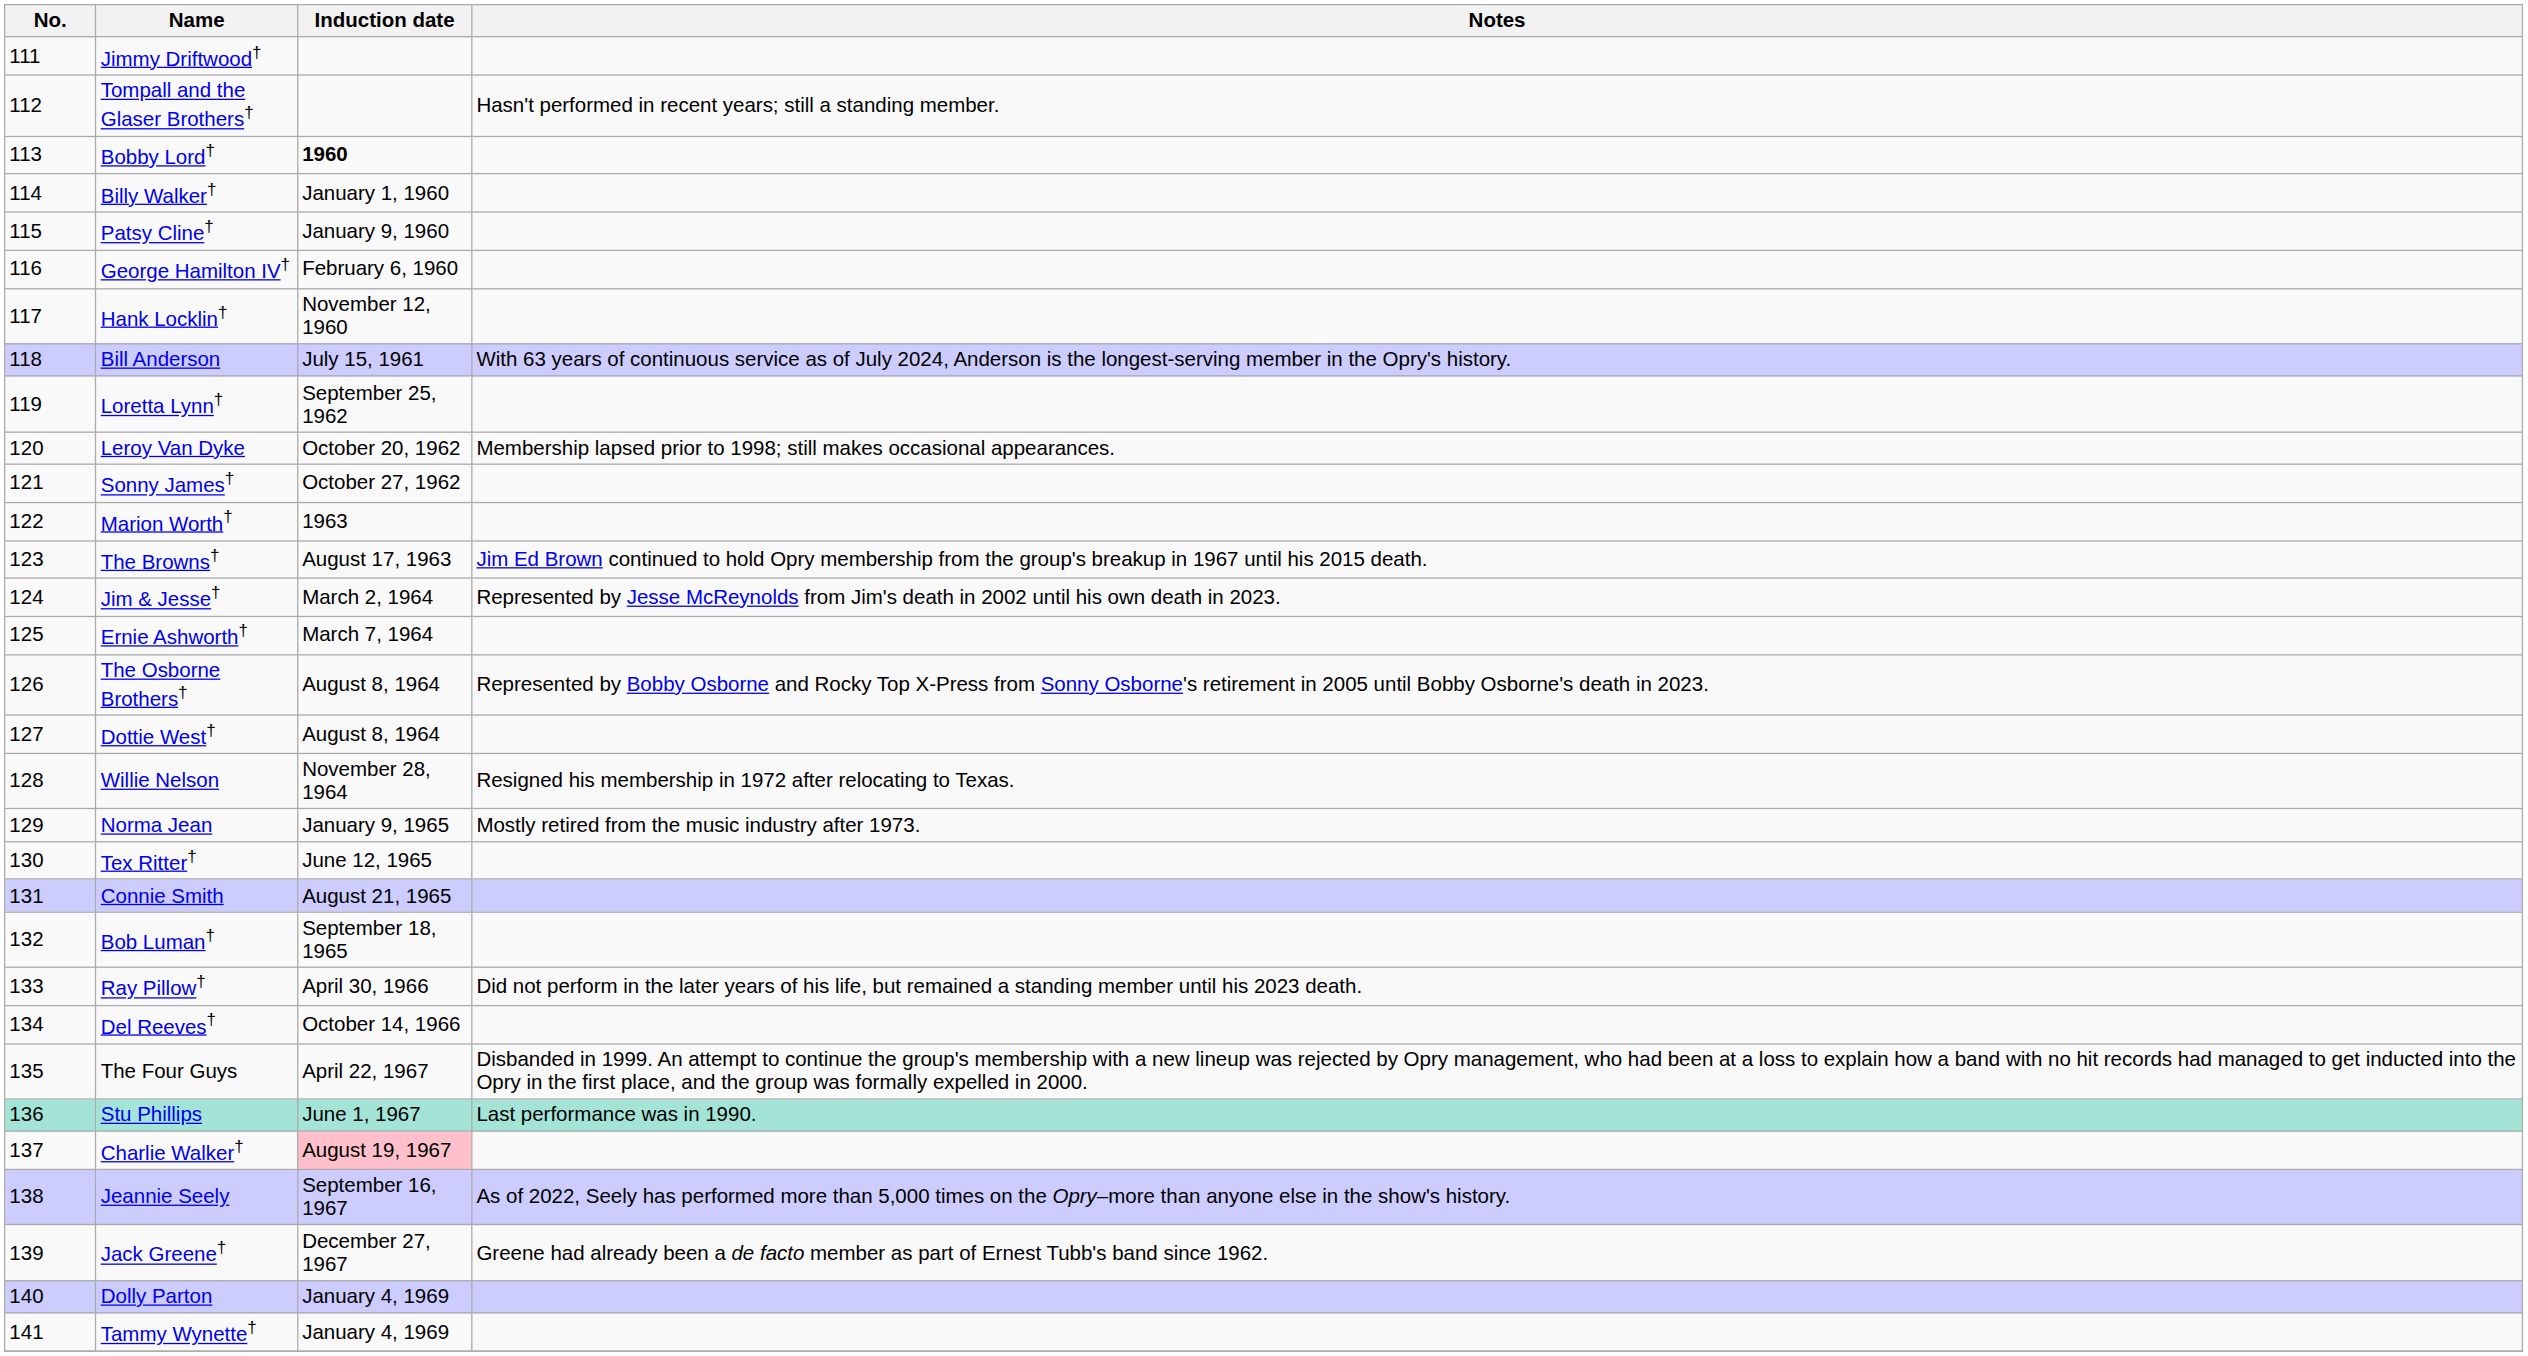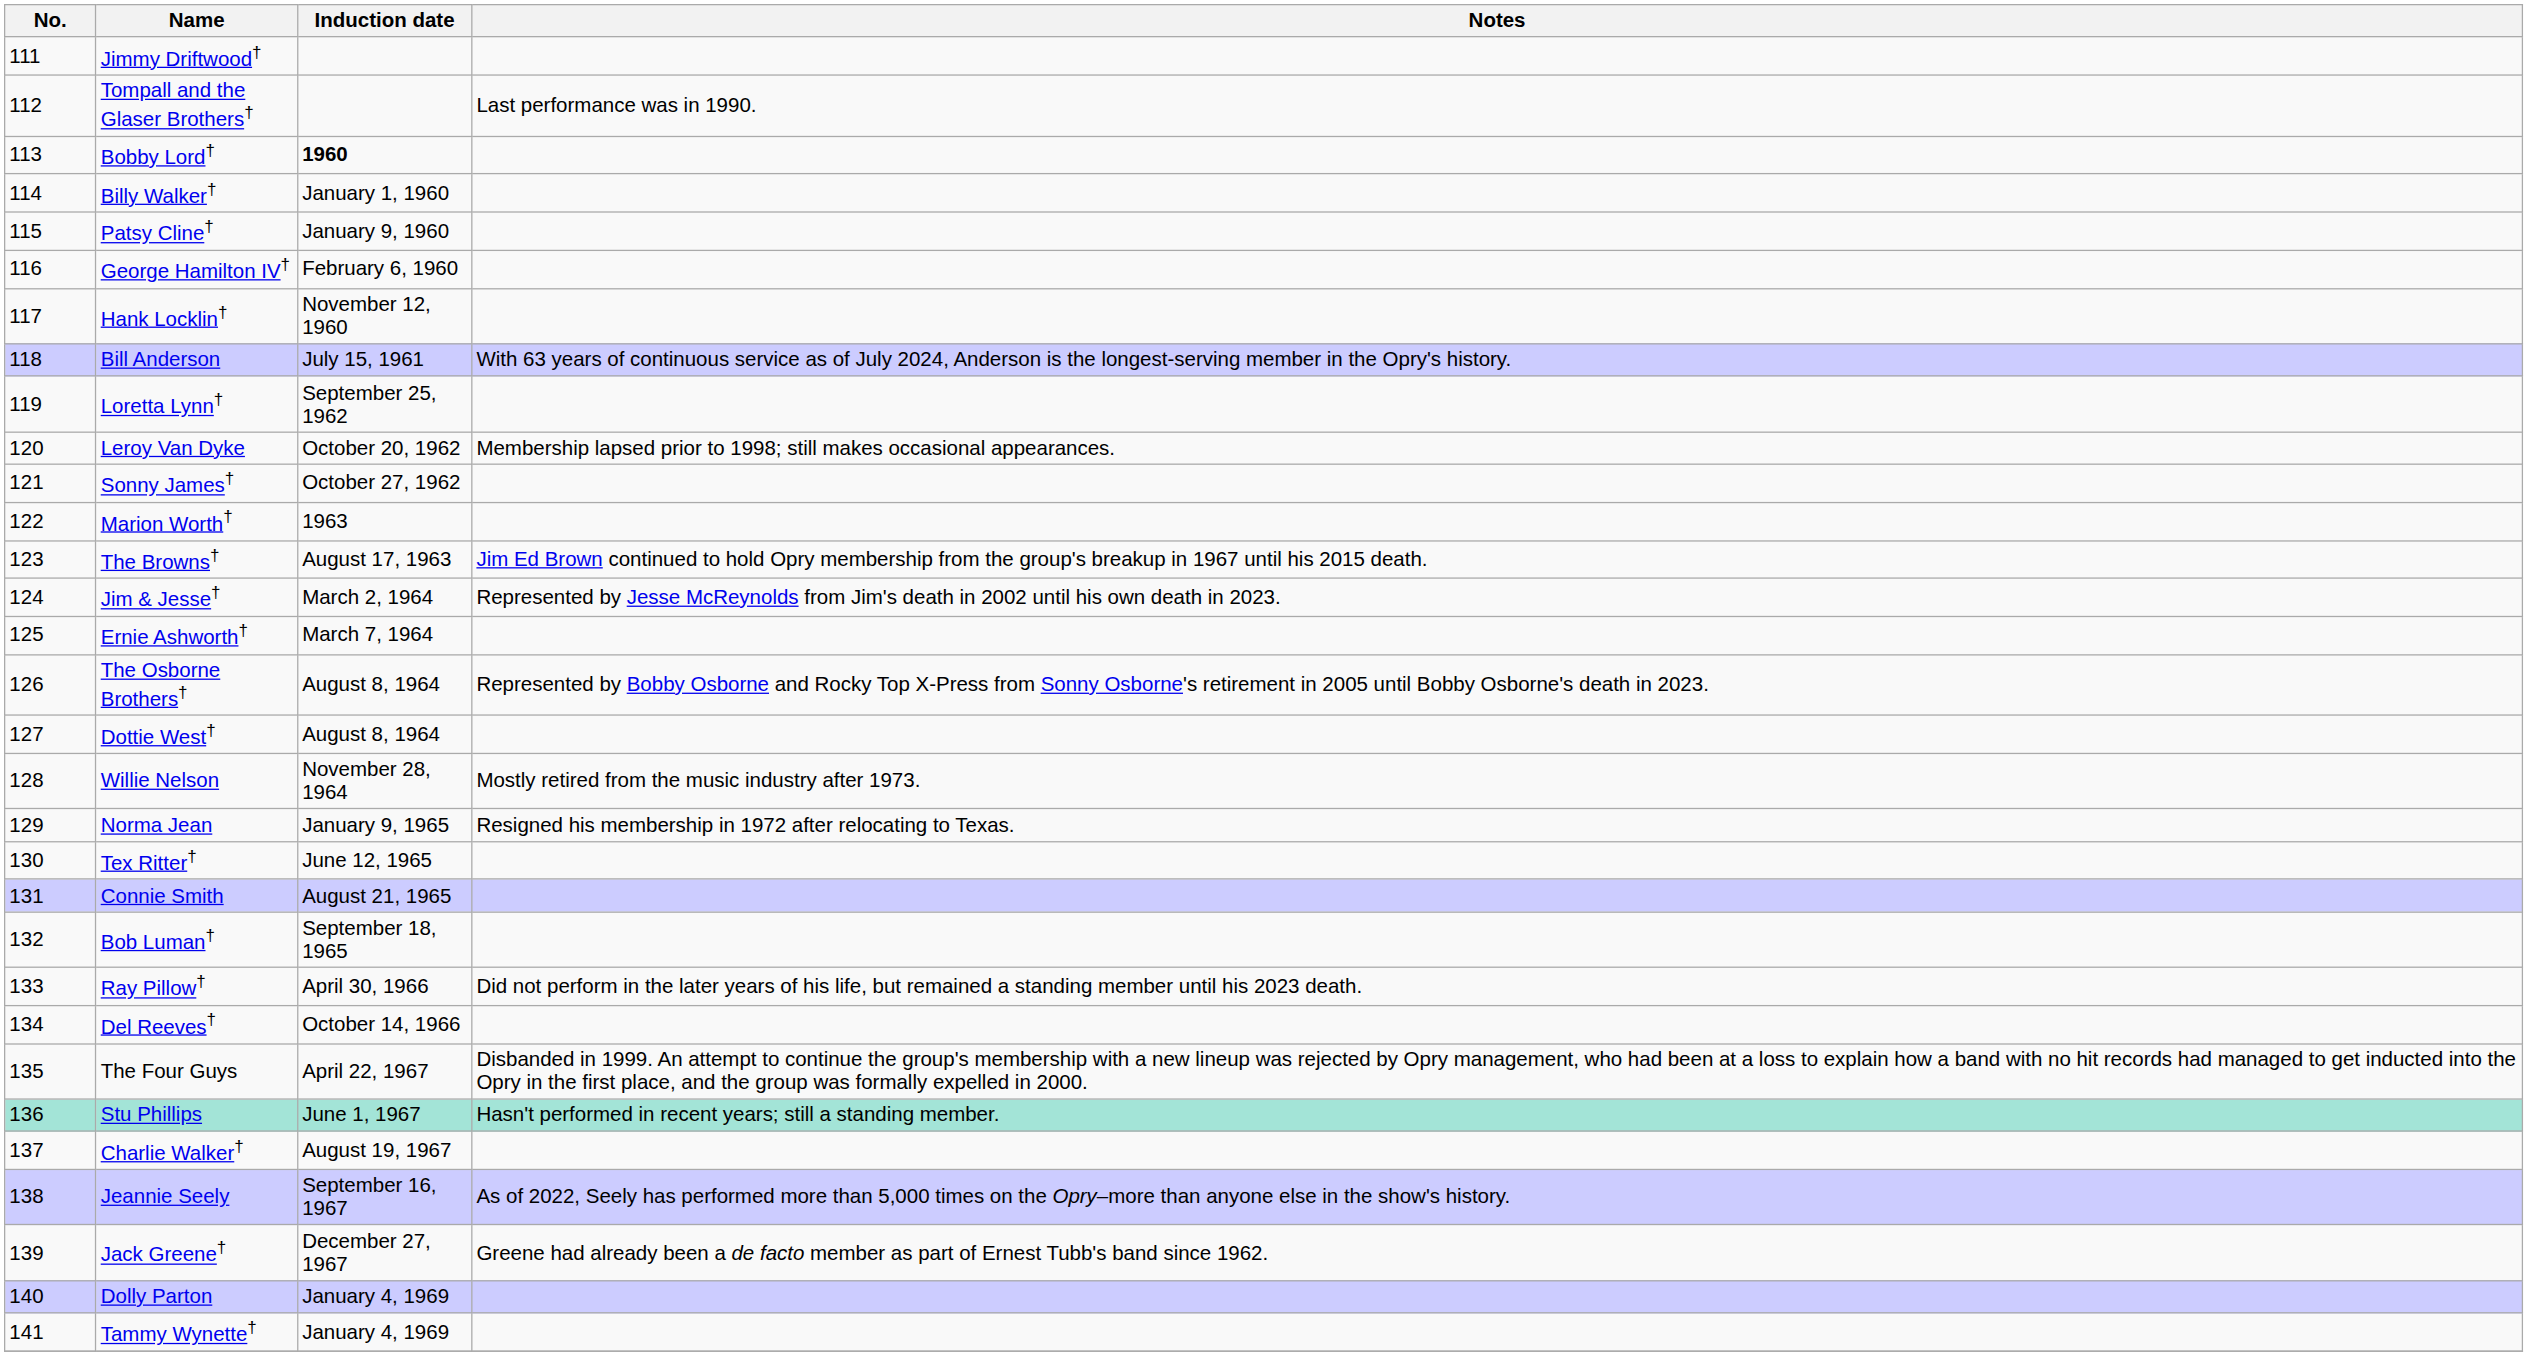(738, 105) Hasn't performed in recent years; still a standing member. -> (616, 105) Last performance was in 1990.
(745, 781) Resigned his membership in 1972 after relocating to Texas. -> (698, 781) Mostly retired from the music industry after 1973.
(698, 825) Mostly retired from the music industry after 1973. -> (745, 825) Resigned his membership in 1972 after relocating to Texas.
(616, 1115) Last performance was in 1990. -> (738, 1115) Hasn't performed in recent years; still a standing member.
(377, 1150) pink background -> (377, 1150) no background
